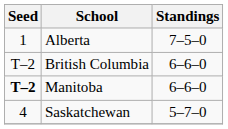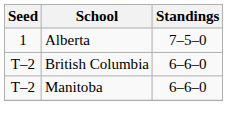(23, 87) bold -> (23, 87) normal
- row: (88, 111)
